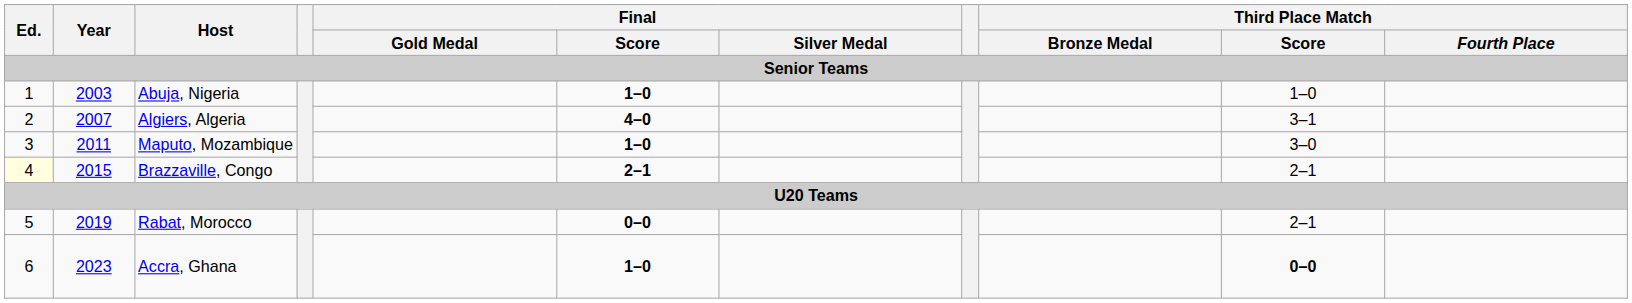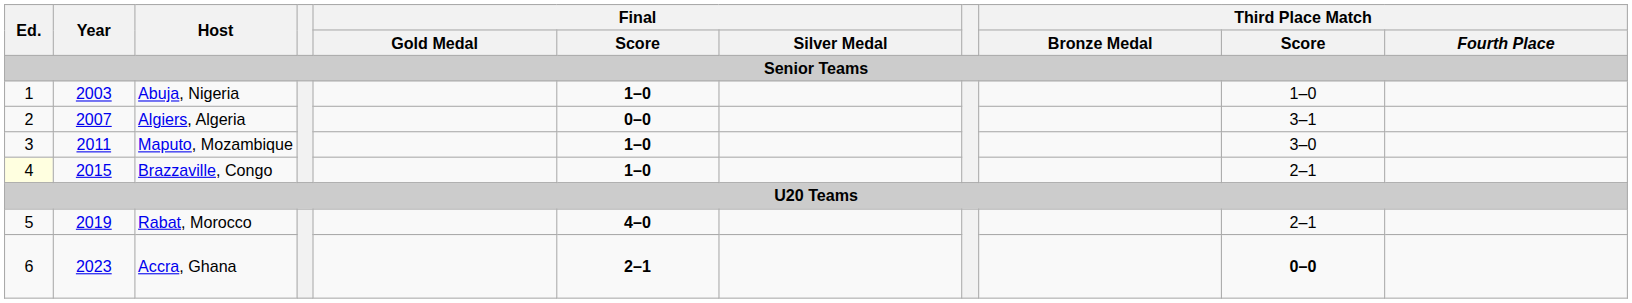(638, 119) 4–0 -> (638, 119) 0–0
(638, 171) 2–1 -> (638, 171) 1–0
(638, 222) 0–0 -> (638, 222) 4–0
(638, 266) 1–0 -> (638, 266) 2–1
